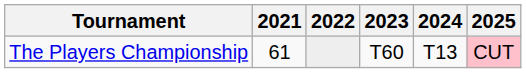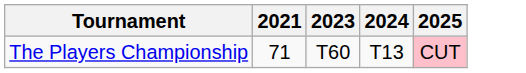- column: (333, 21)
(280, 52) 61 -> (280, 52) 71
